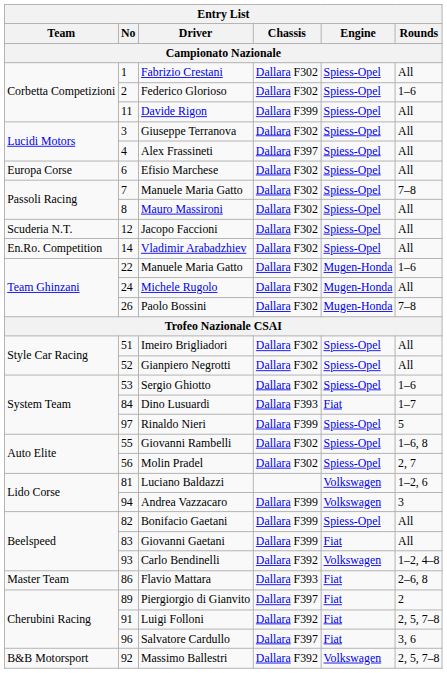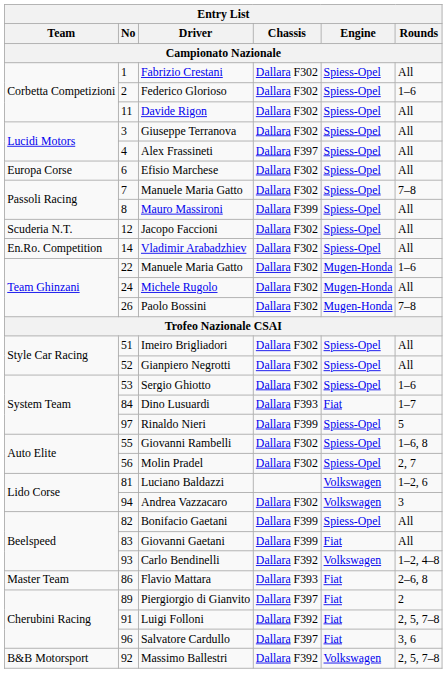(287, 111) Dallara F399 -> (287, 111) Dallara F302
(287, 209) Dallara F302 -> (287, 209) Dallara F399
(287, 501) Dallara F399 -> (287, 501) Dallara F302
